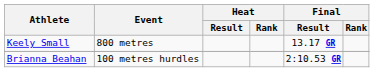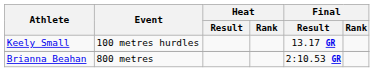(125, 43) 800 metres -> (148, 43) 100 metres hurdles
(148, 59) 100 metres hurdles -> (125, 59) 800 metres
